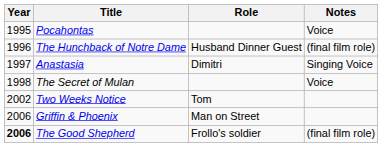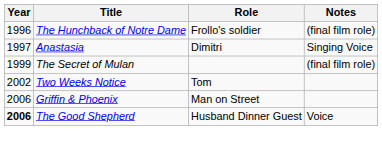- row: (65, 30)
(246, 47) Husband Dinner Guest -> (226, 30) Frollo's soldier
(19, 82) 1998 -> (19, 64) 1999
(320, 82) Voice -> (341, 64) (final film role)
(226, 133) Frollo's soldier -> (246, 116) Husband Dinner Guest
(341, 133) (final film role) -> (320, 116) Voice
